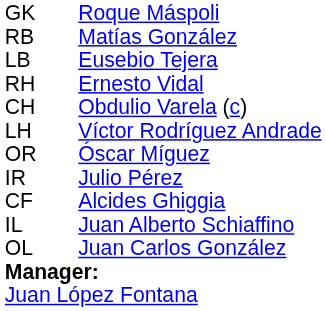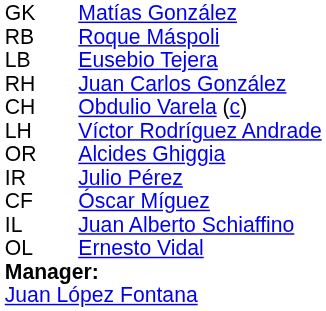(149, 13) Roque Máspoli -> (158, 13) Matías González
(158, 36) Matías González -> (149, 36) Roque Máspoli
(141, 83) Ernesto Vidal -> (182, 83) Juan Carlos González
(144, 154) Óscar Míguez -> (152, 154) Alcides Ghiggia
(152, 201) Alcides Ghiggia -> (144, 201) Óscar Míguez
(182, 248) Juan Carlos González -> (141, 248) Ernesto Vidal
